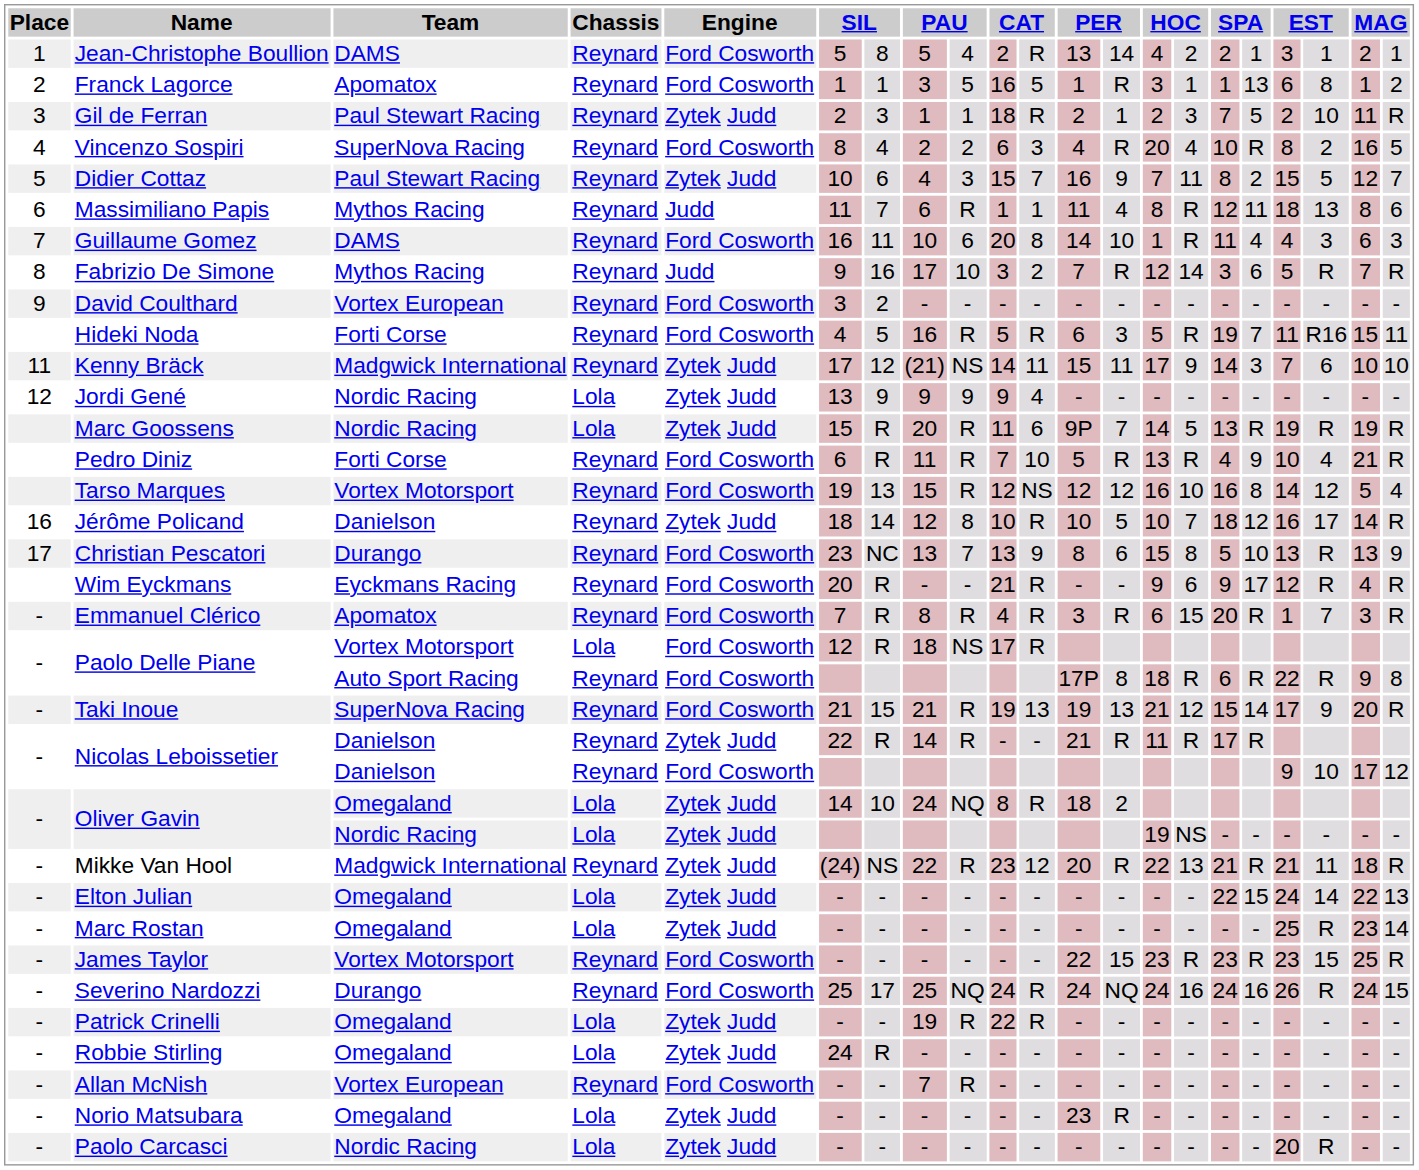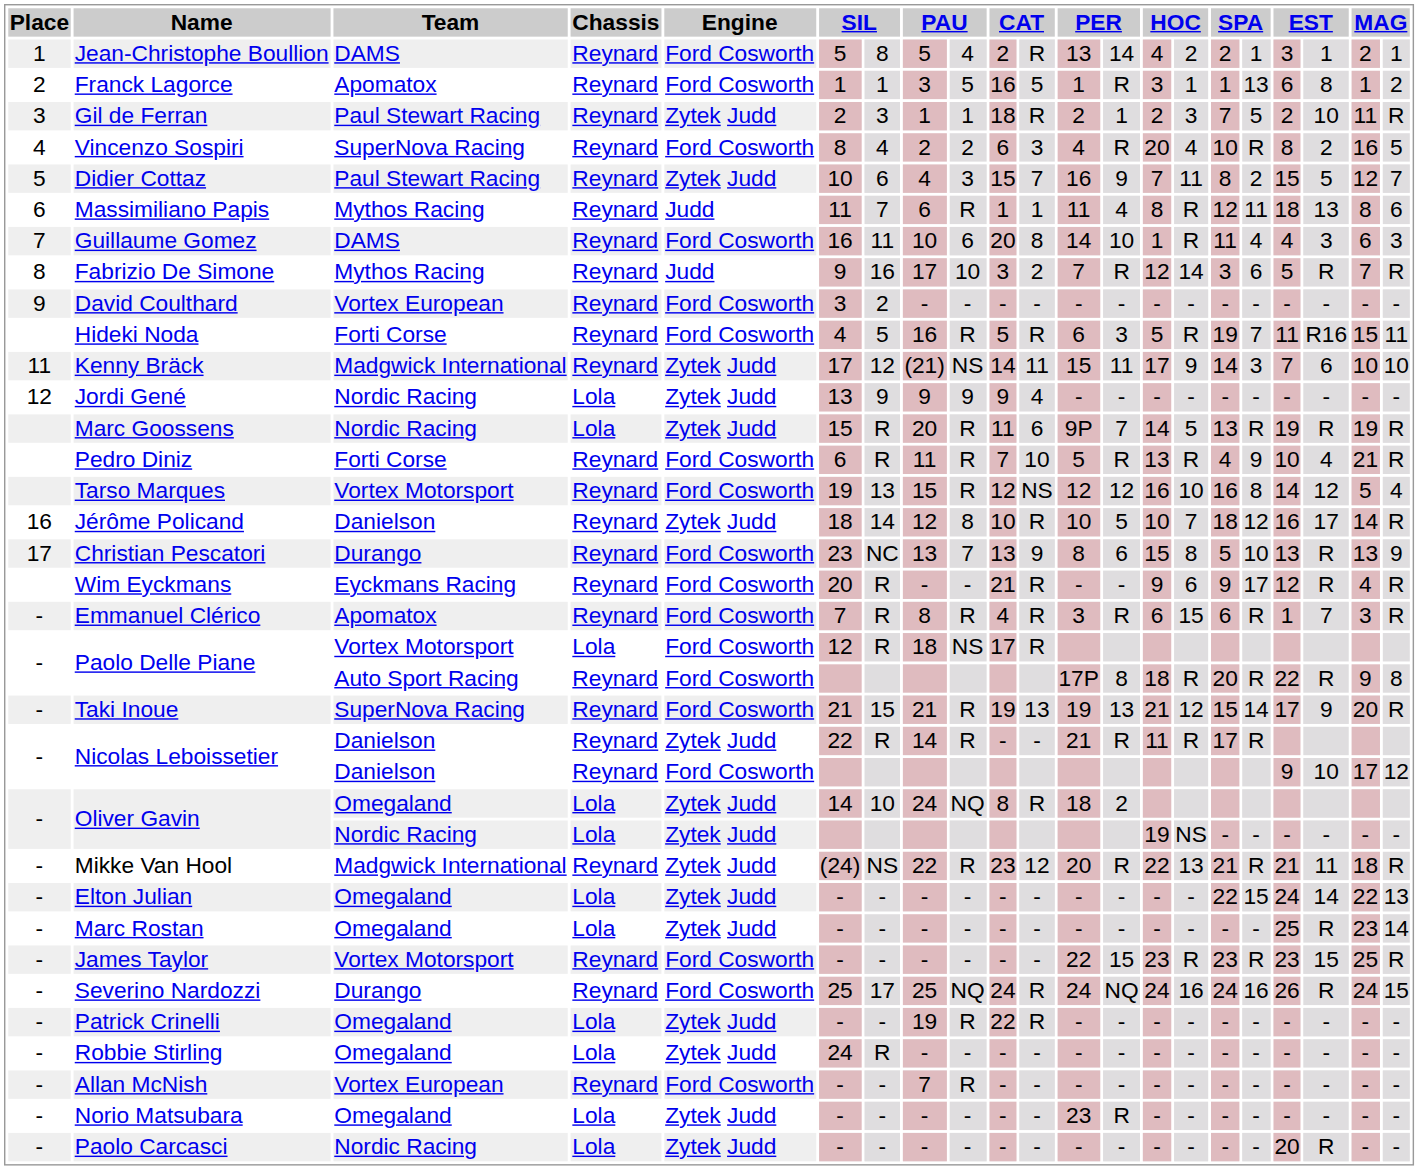(1225, 615) 20 -> (1225, 615) 6
(1225, 678) 6 -> (1225, 678) 20
